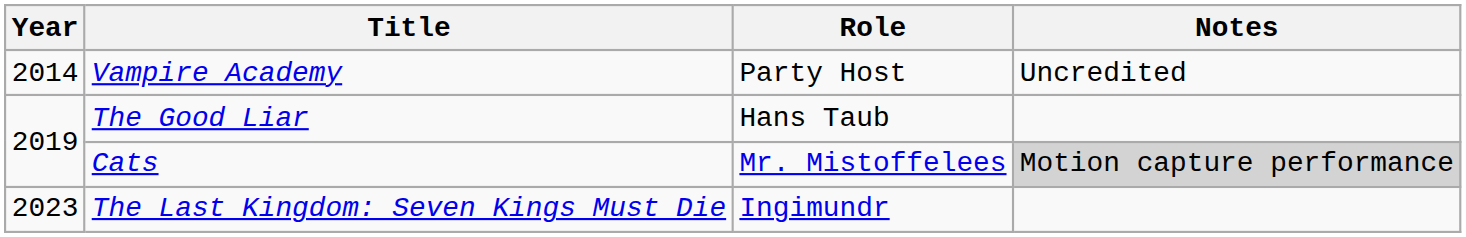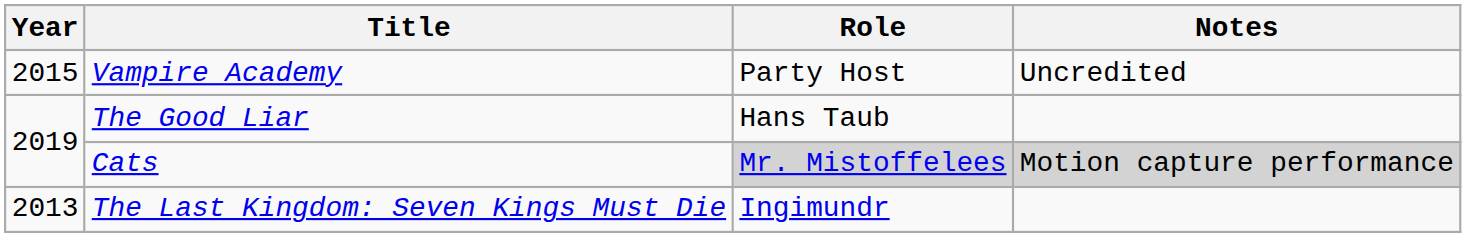(45, 73) 2014 -> (45, 73) 2015
(873, 164) no background -> (873, 164) lightgrey background
(45, 209) 2023 -> (45, 209) 2013
